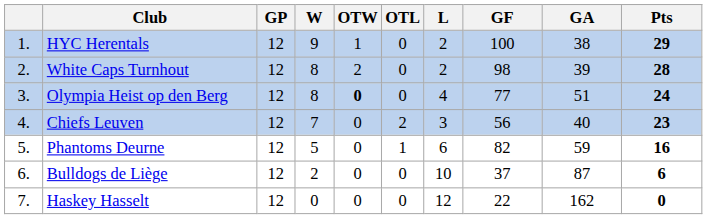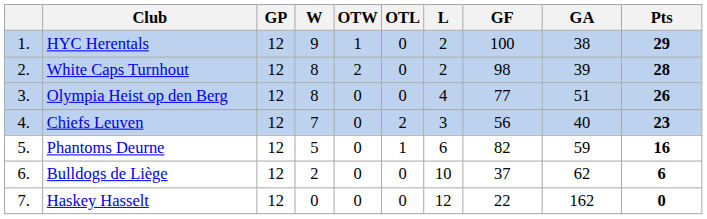(358, 95) bold -> (358, 95) normal
(662, 95) 24 -> (662, 95) 26
(582, 174) 87 -> (582, 174) 62
